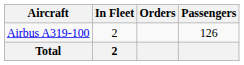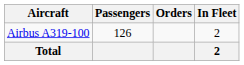columns swapped: (115, 13) <-> (209, 13)
